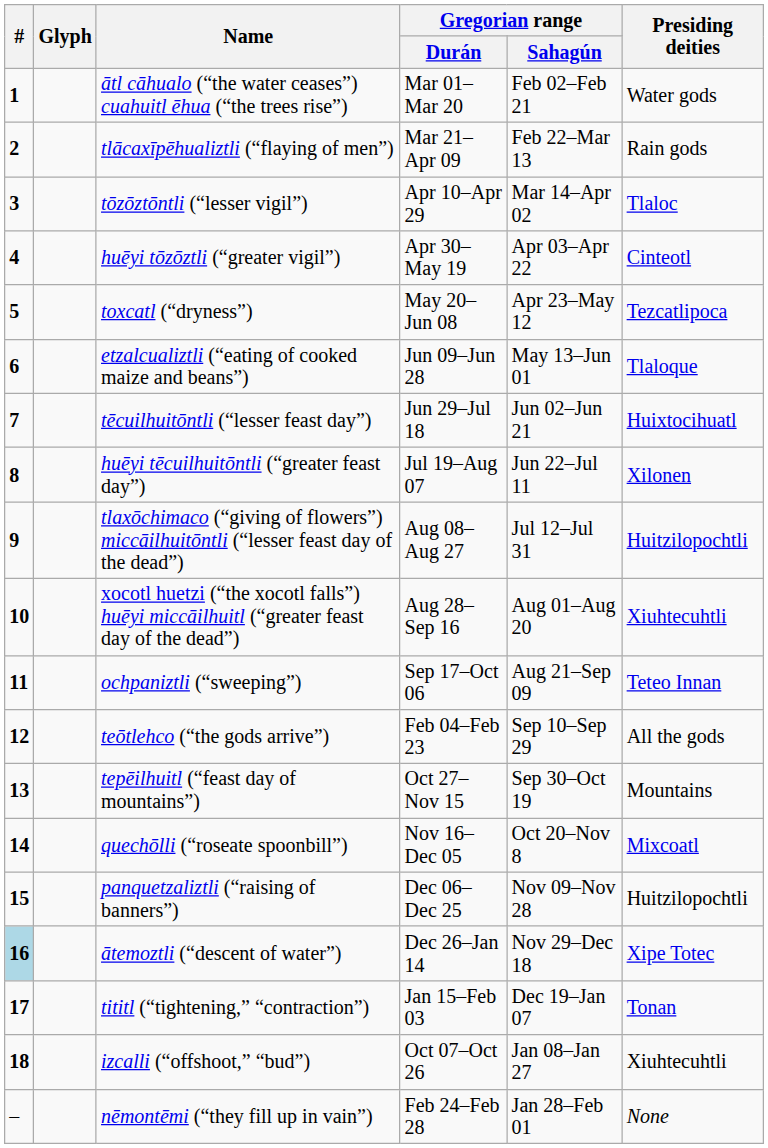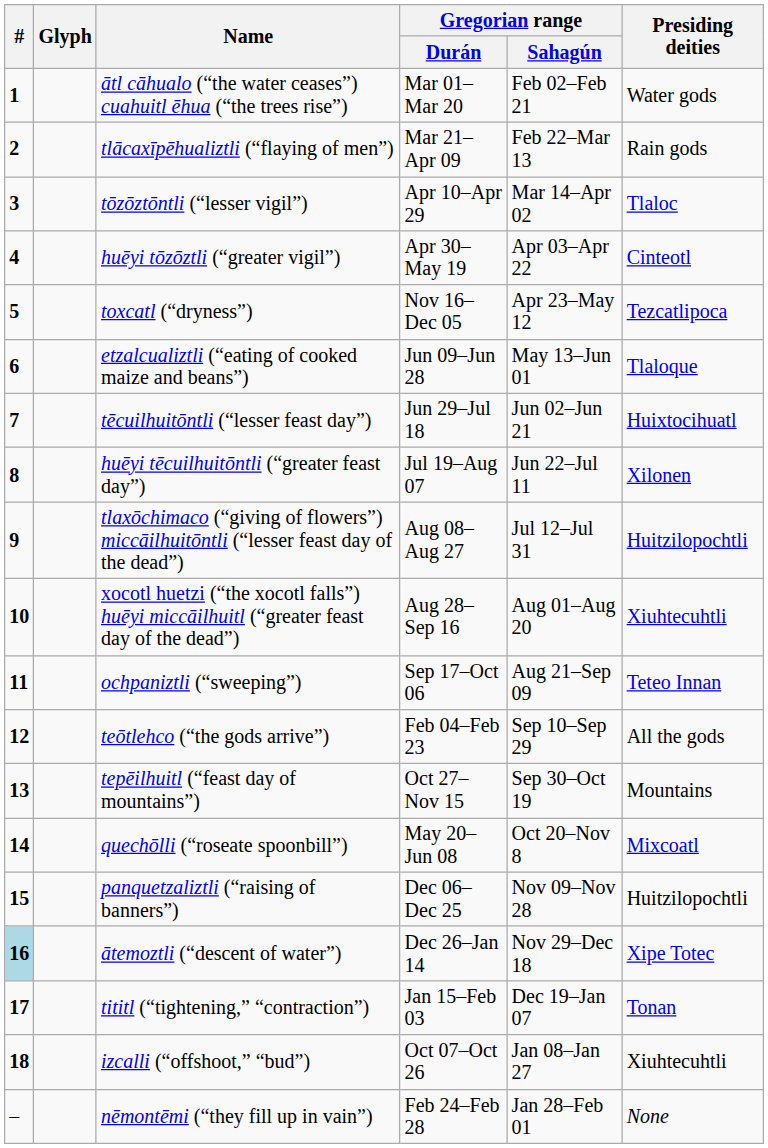(440, 311) May 20–Jun 08 -> (439, 311) Nov 16–Dec 05
(439, 844) Nov 16–Dec 05 -> (440, 844) May 20–Jun 08
